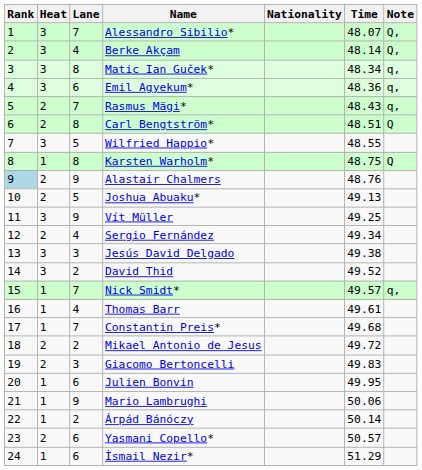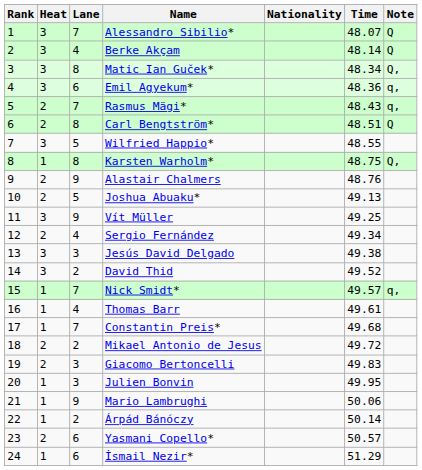(394, 32) Q, -> (390, 32) Q
(394, 51) Q, -> (390, 51) Q
(394, 69) q, -> (394, 69) Q,
(390, 161) Q -> (394, 161) Q,
(11, 180) lightblue background -> (11, 180) no background
(76, 382) 6 -> (76, 382) 3
